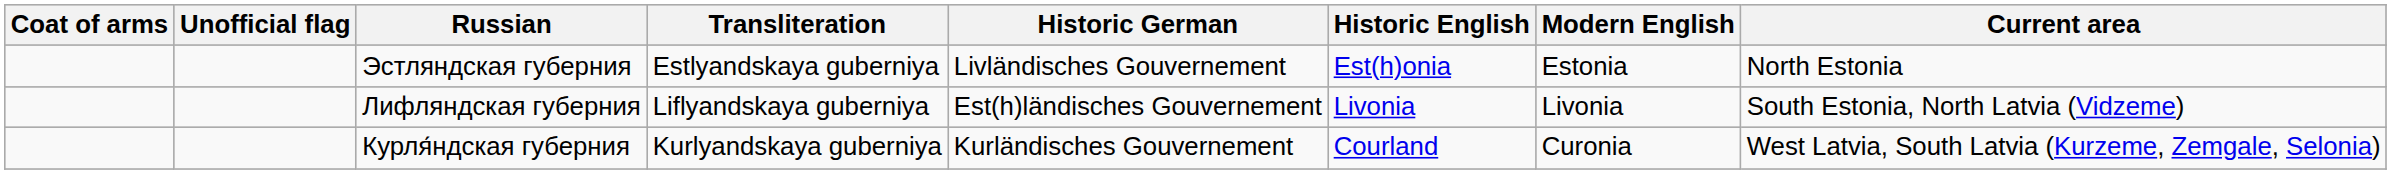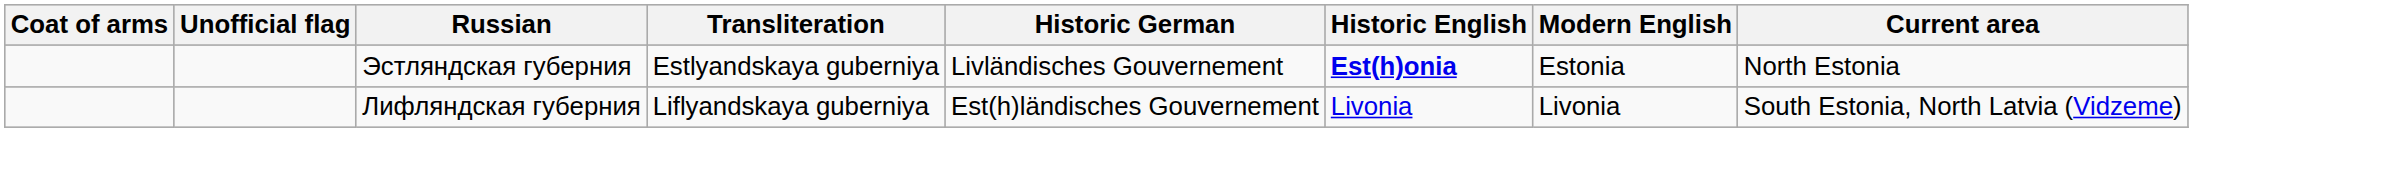(1392, 65) normal -> (1394, 65) bold
- row: (496, 147)
